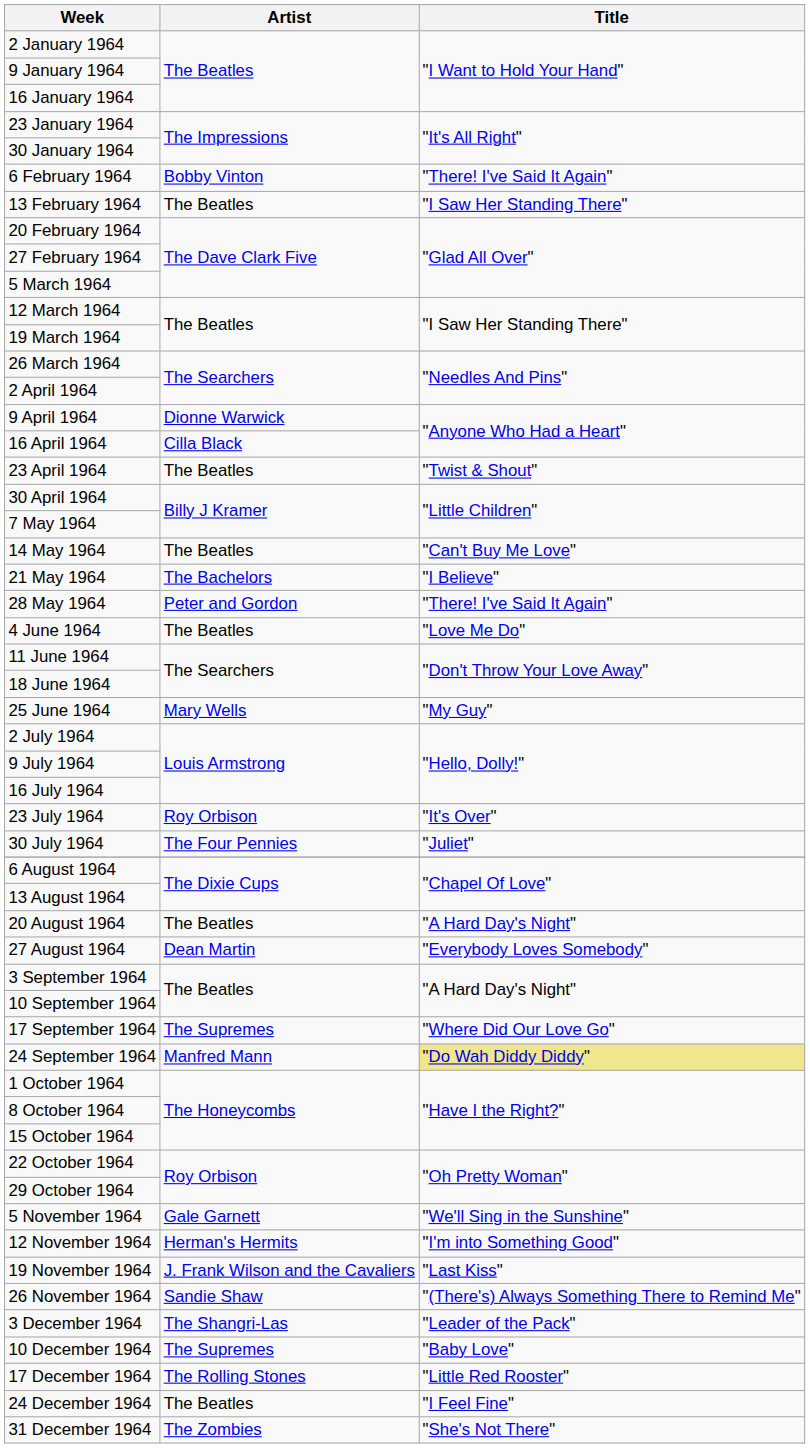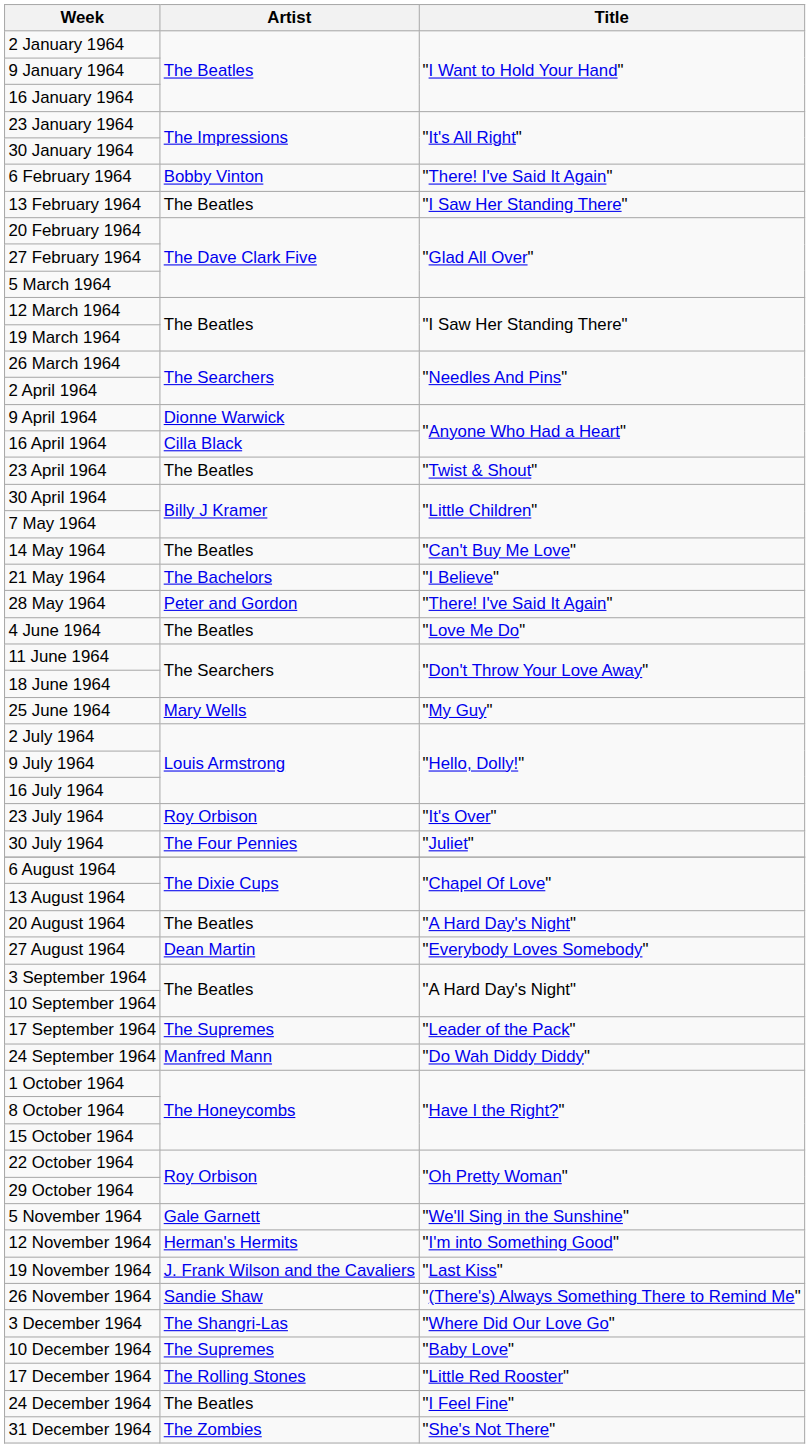(519, 1030) "Where Did Our Love Go" -> (499, 1030) "Leader of the Pack"
(506, 1056) khaki background -> (506, 1056) no background
(499, 1323) "Leader of the Pack" -> (519, 1323) "Where Did Our Love Go"
